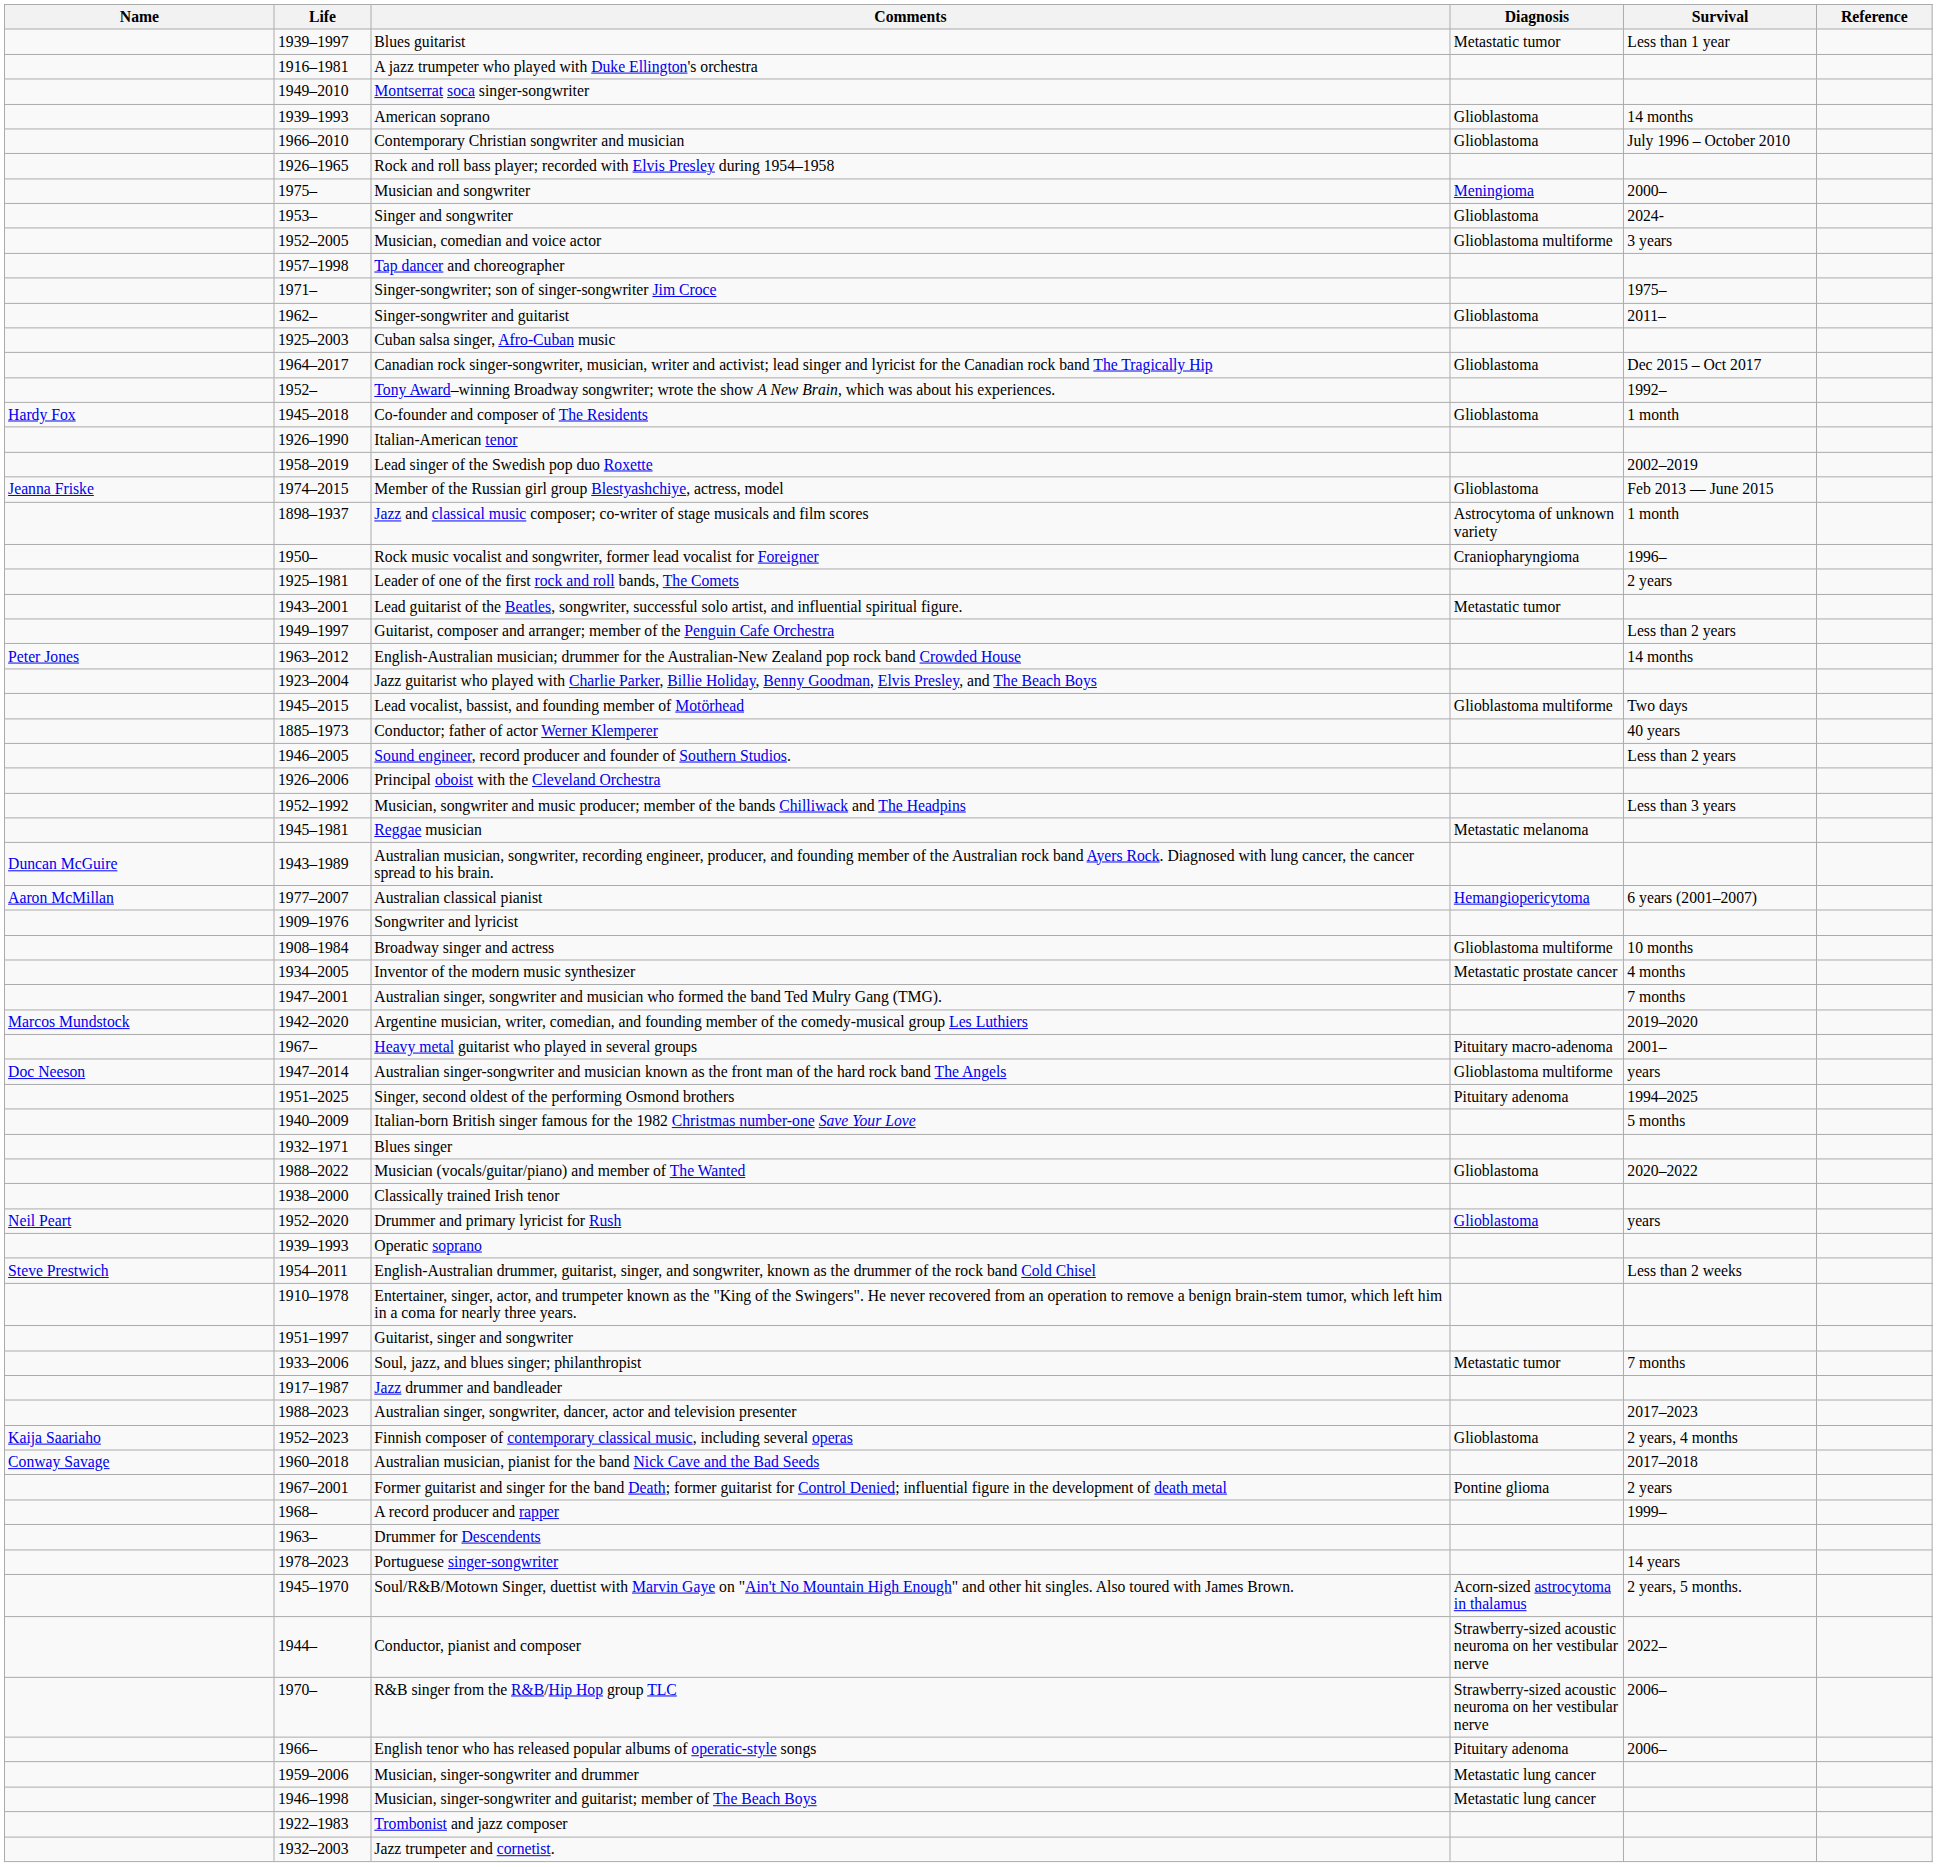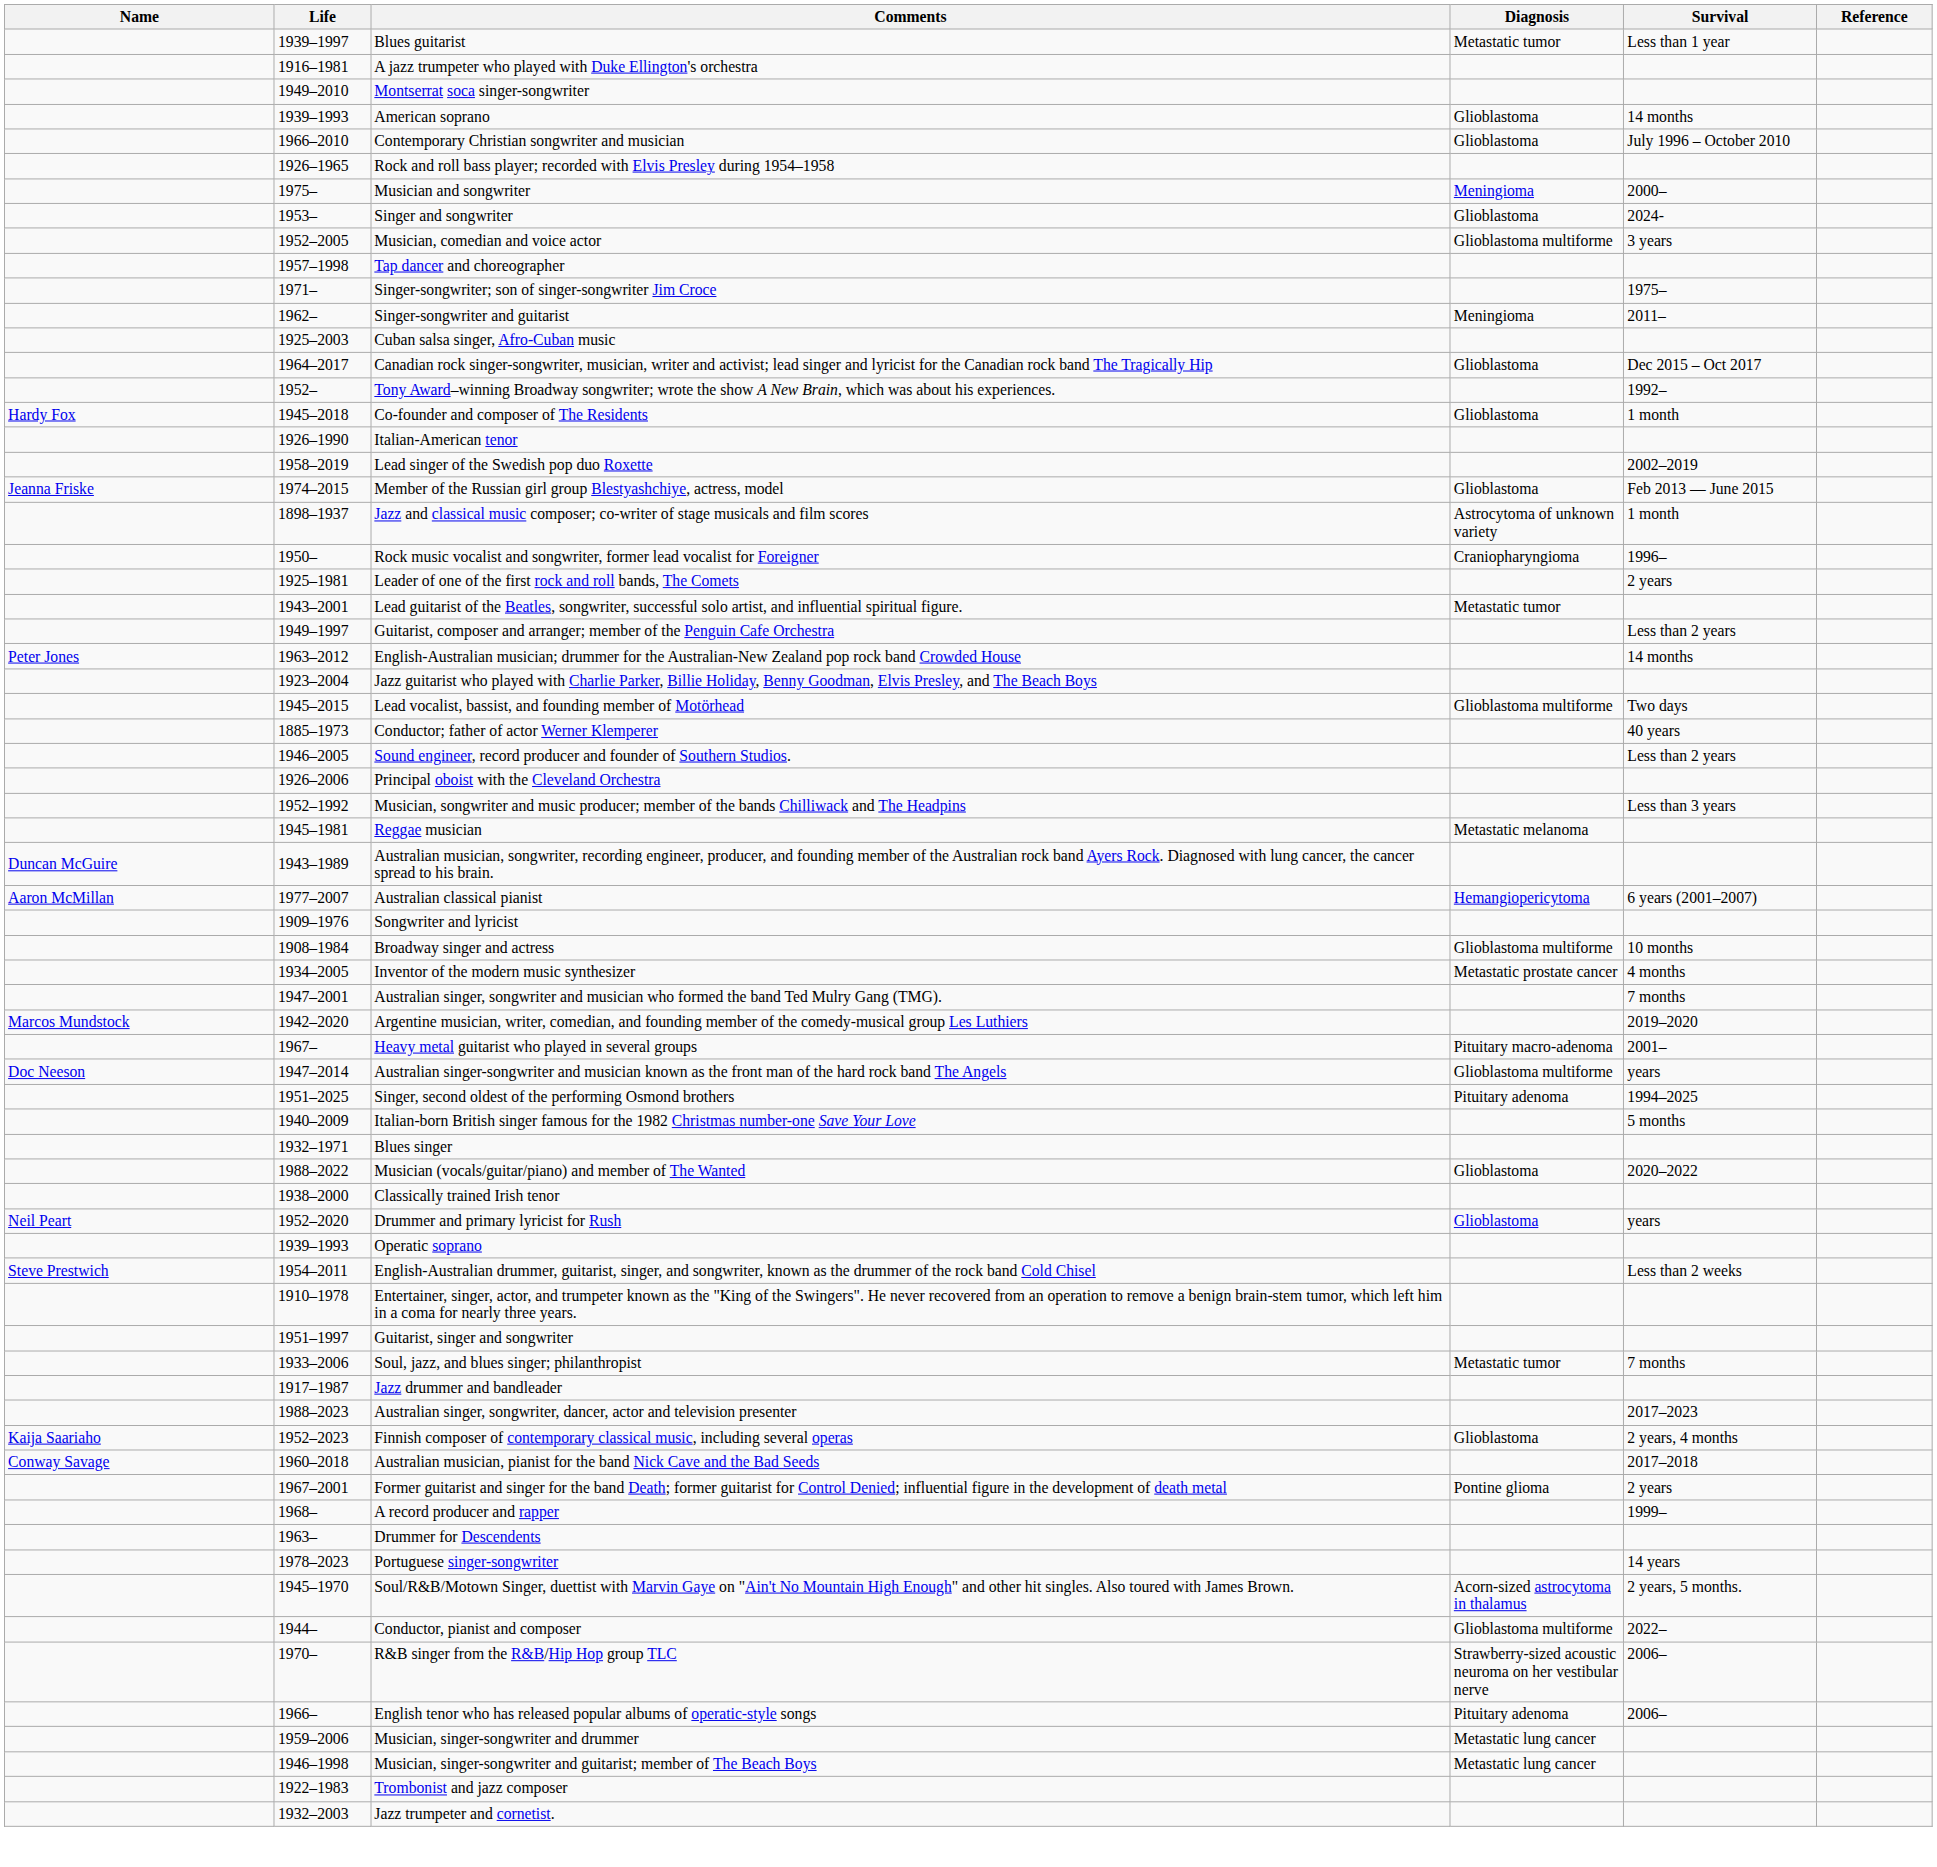(1496, 315) Glioblastoma -> (1494, 315) Meningioma
(1536, 1646) Strawberry-sized acoustic neuroma on her vestibular nerve -> (1533, 1629) Glioblastoma multiforme
